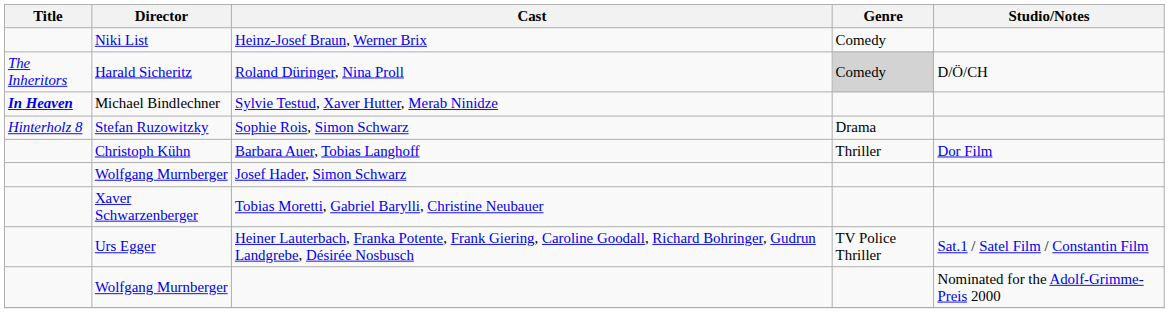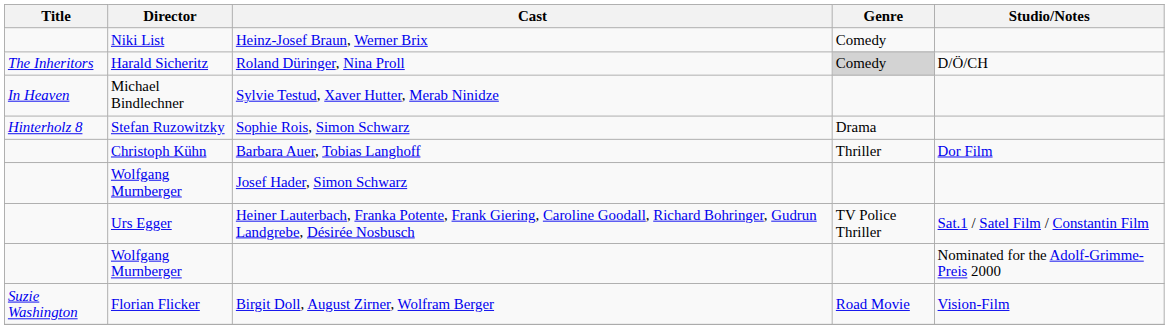(40, 103) bold -> (39, 95) normal
- row: (146, 206)
+ row: (155, 304)
